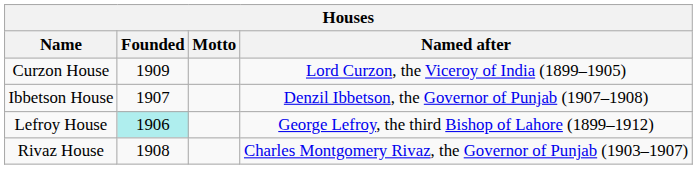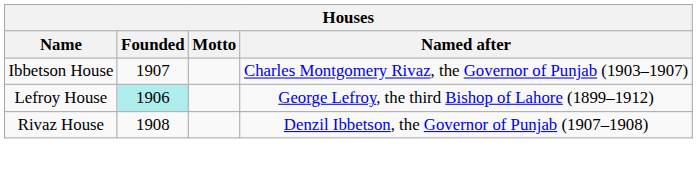- row: (61, 71)
(466, 97) Denzil Ibbetson, the Governor of Punjab (1907–1908) -> (466, 71) Charles Montgomery Rivaz, the Governor of Punjab (1903–1907)
(466, 151) Charles Montgomery Rivaz, the Governor of Punjab (1903–1907) -> (466, 124) Denzil Ibbetson, the Governor of Punjab (1907–1908)
